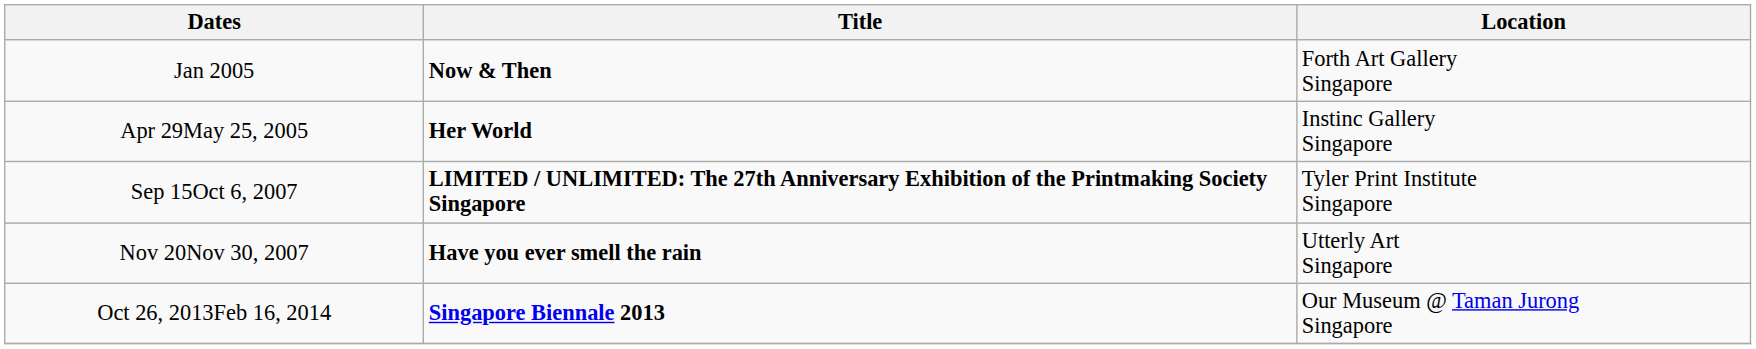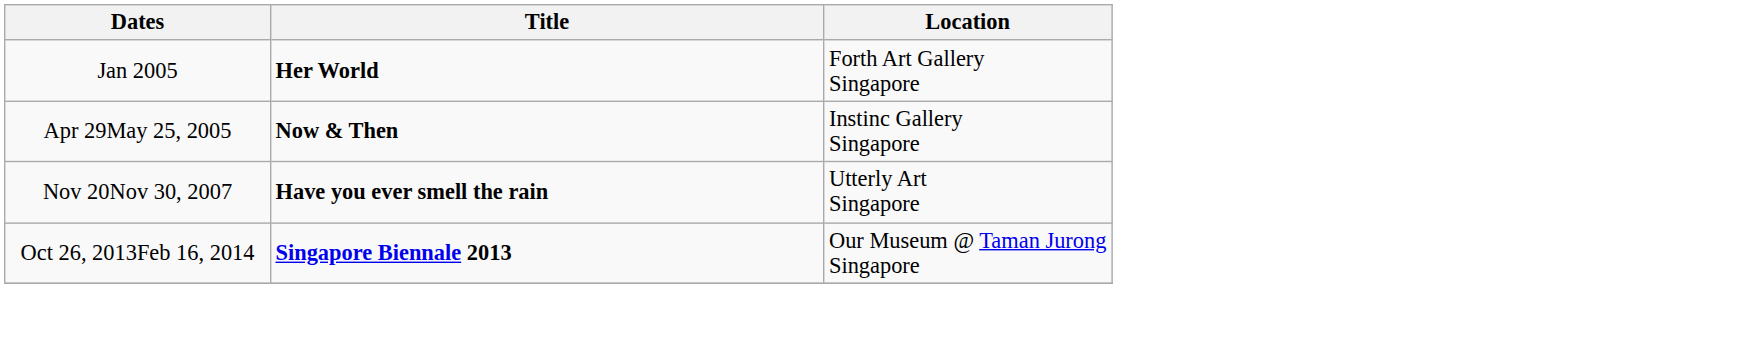(490, 70) Now & Then -> (327, 70) Her World
(480, 131) Her World -> (337, 131) Now & Then
- row: (214, 191)
